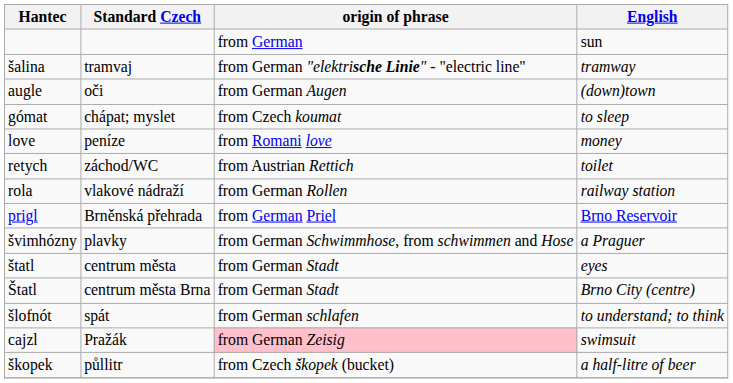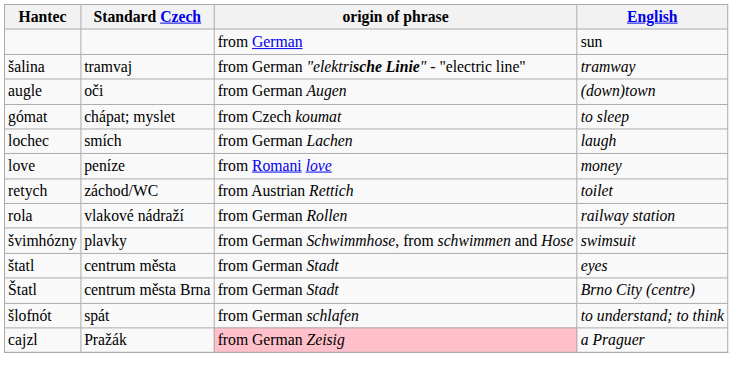+ row: (29, 141)
- row: (23, 215)
(613, 240) a Praguer -> (608, 240) swimsuit
(608, 340) swimsuit -> (613, 340) a Praguer
- row: (30, 365)
